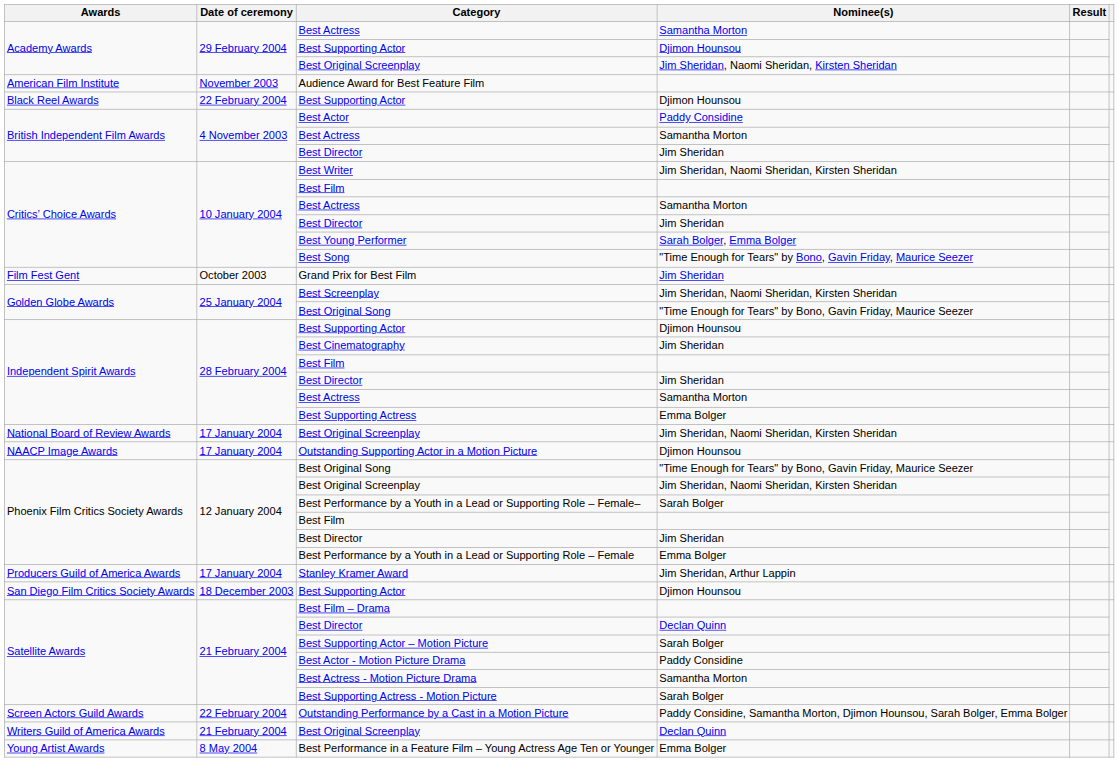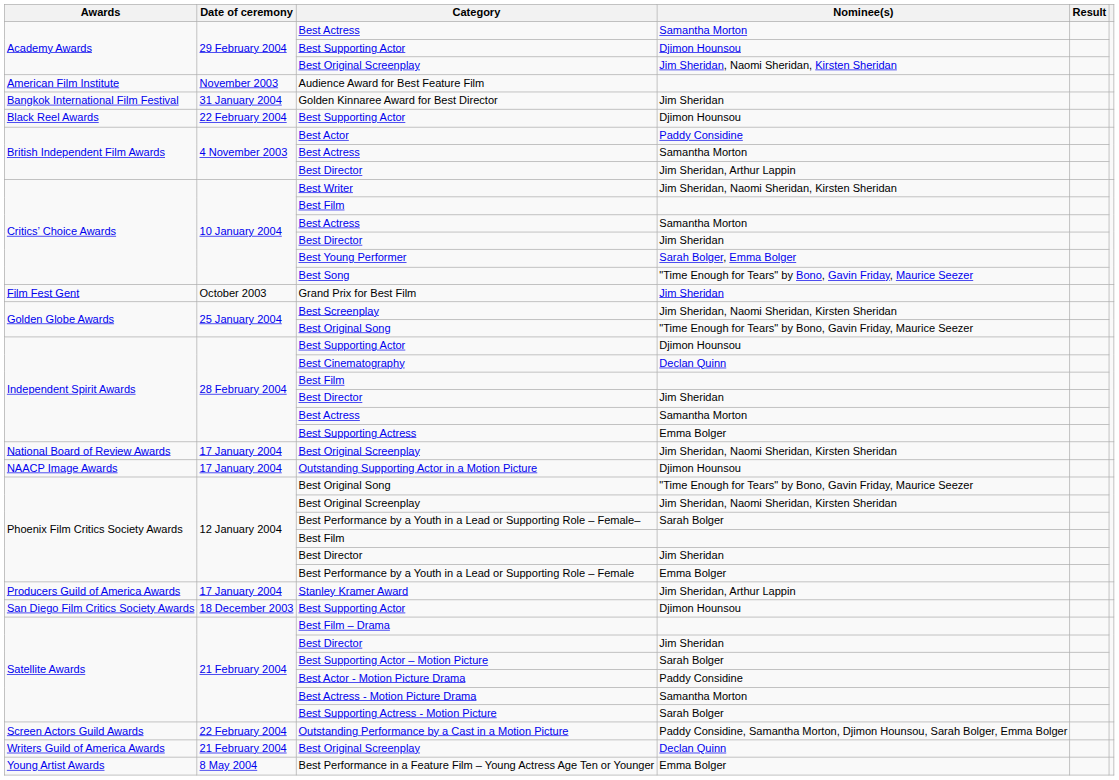+ row: (93, 100)
(692, 153) Jim Sheridan -> (727, 170) Jim Sheridan, Arthur Lappin
(692, 345) Jim Sheridan -> (693, 363) Declan Quinn
(693, 626) Declan Quinn -> (692, 643) Jim Sheridan
